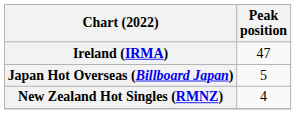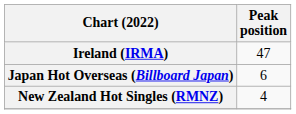(263, 75) 5 -> (263, 75) 6
